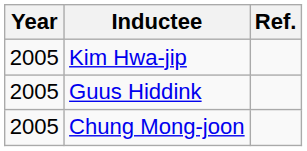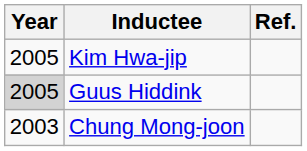(34, 92) no background -> (34, 92) lightgrey background
(34, 127) 2005 -> (34, 127) 2003
